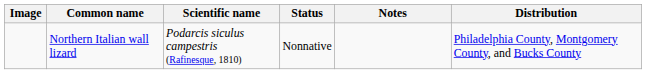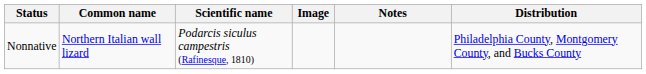columns swapped: (26, 13) <-> (307, 13)
